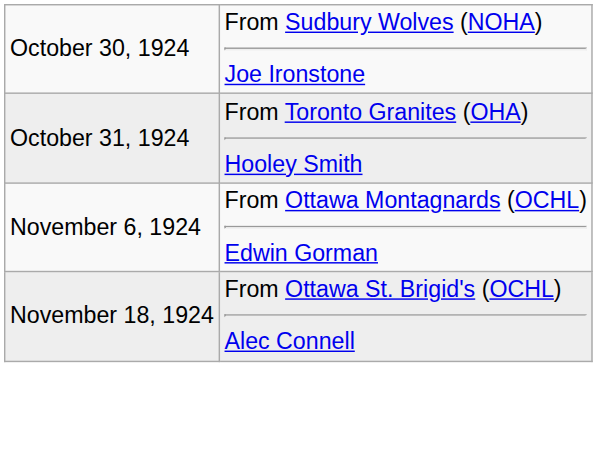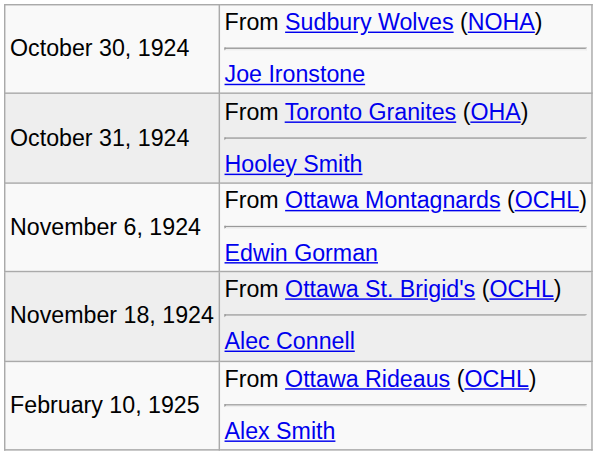+ row: (105, 404)
